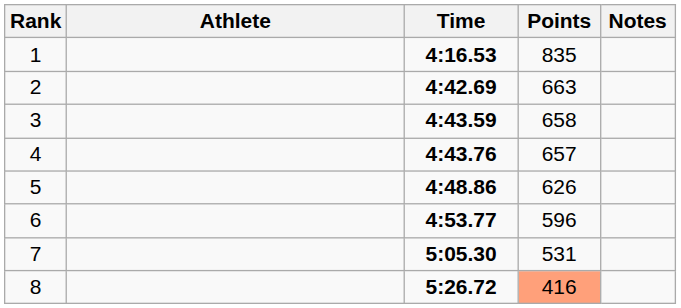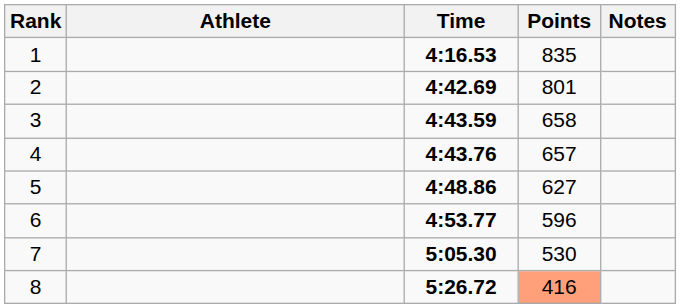(559, 87) 663 -> (559, 87) 801
(559, 187) 626 -> (559, 187) 627
(559, 253) 531 -> (559, 253) 530
